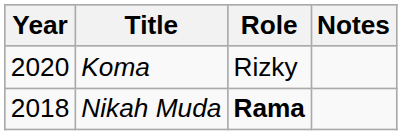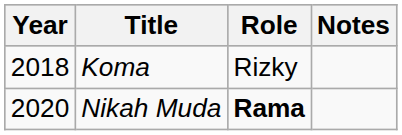(40, 66) 2020 -> (40, 66) 2018
(40, 108) 2018 -> (40, 108) 2020
